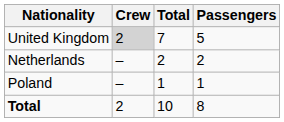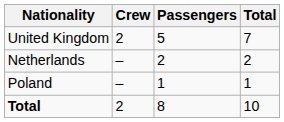columns swapped: (236, 15) <-> (173, 15)
(120, 38) lightgrey background -> (120, 38) no background
